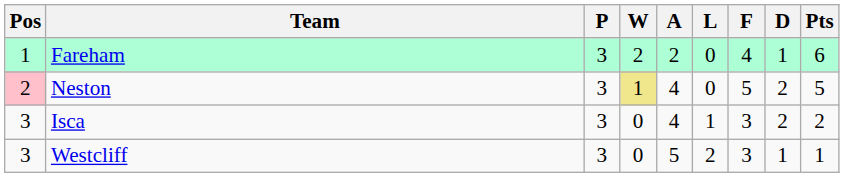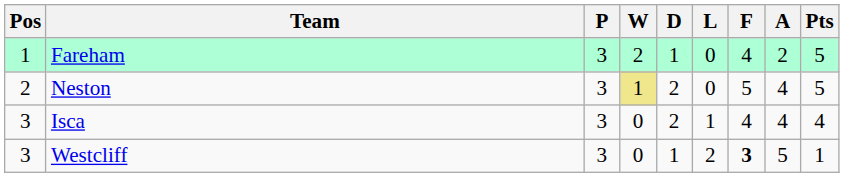columns swapped: (783, 21) <-> (674, 21)
(820, 54) 6 -> (820, 54) 5
(25, 88) pink background -> (25, 88) no background
(746, 121) 3 -> (746, 121) 4
(820, 121) 2 -> (820, 121) 4
(746, 155) normal -> (746, 155) bold
